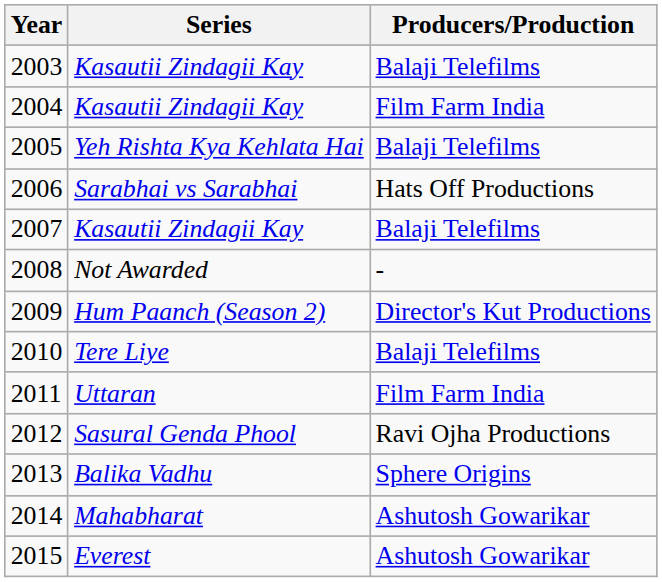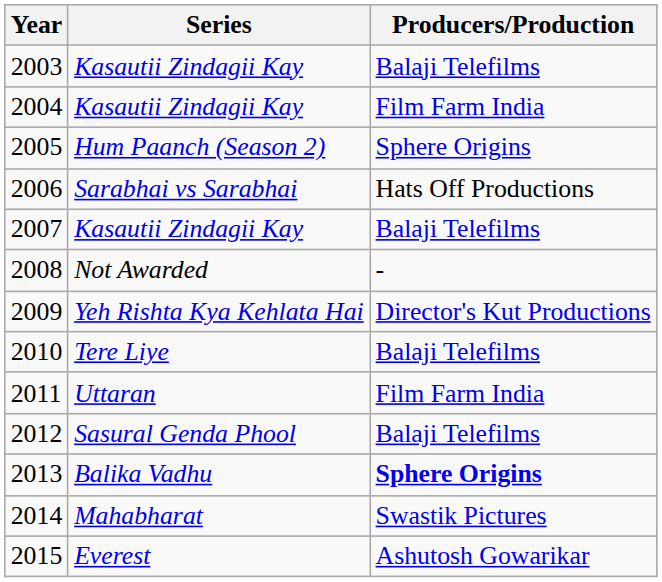(219, 147) Yeh Rishta Kya Kehlata Hai -> (200, 147) Hum Paanch (Season 2)
(458, 147) Balaji Telefilms -> (453, 147) Sphere Origins
(200, 310) Hum Paanch (Season 2) -> (219, 310) Yeh Rishta Kya Kehlata Hai
(493, 433) Ravi Ojha Productions -> (458, 433) Balaji Telefilms
(453, 474) normal -> (459, 474) bold
(483, 515) Ashutosh Gowarikar -> (461, 515) Swastik Pictures
